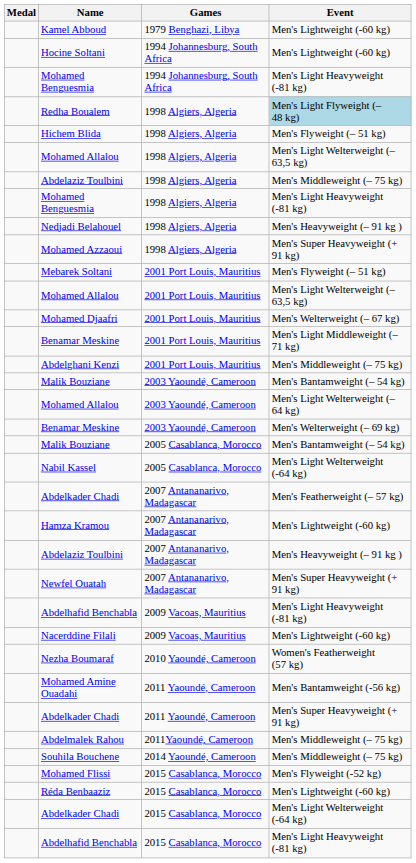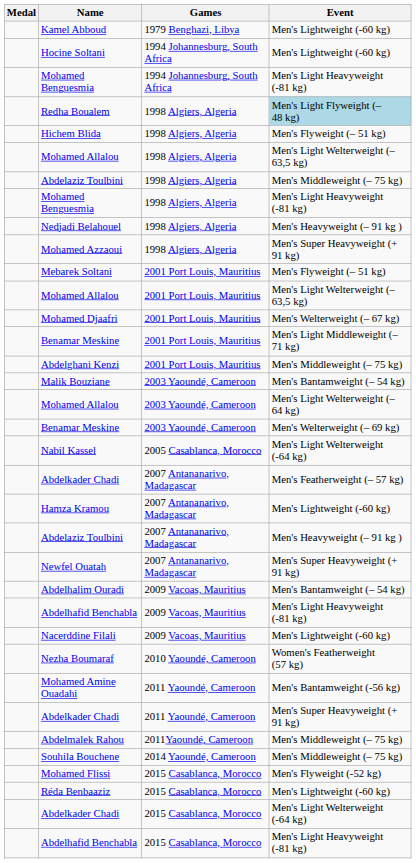- row: (75, 444)
+ row: (82, 589)
